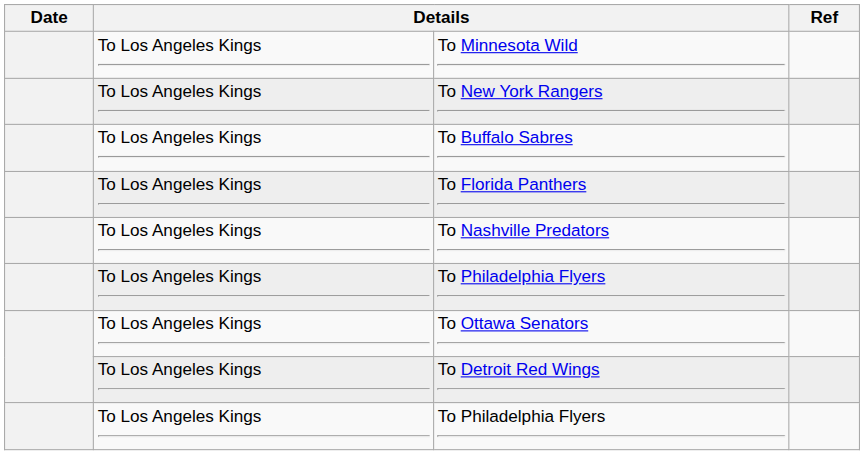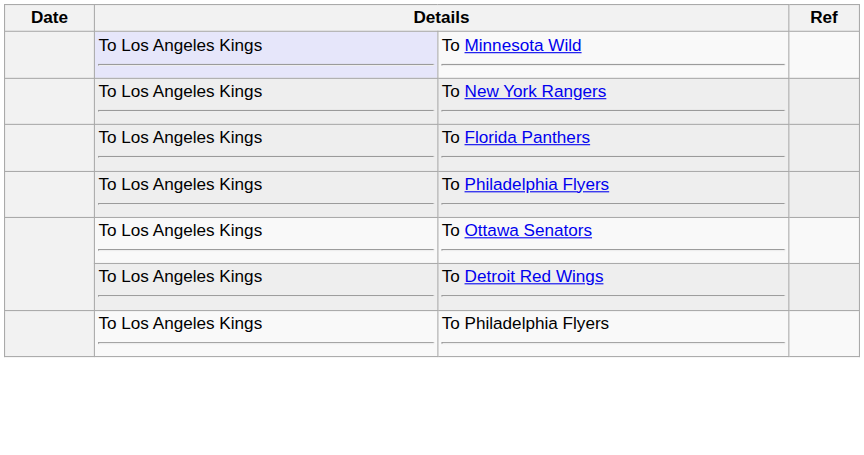(264, 51) no background -> (266, 51) lavender background
- row: (49, 148)
- row: (49, 241)
